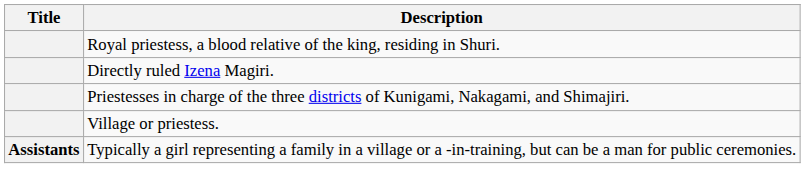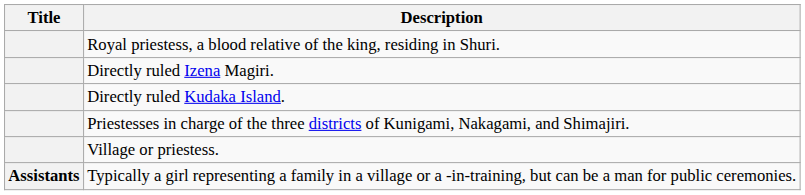+ row: (186, 96)
